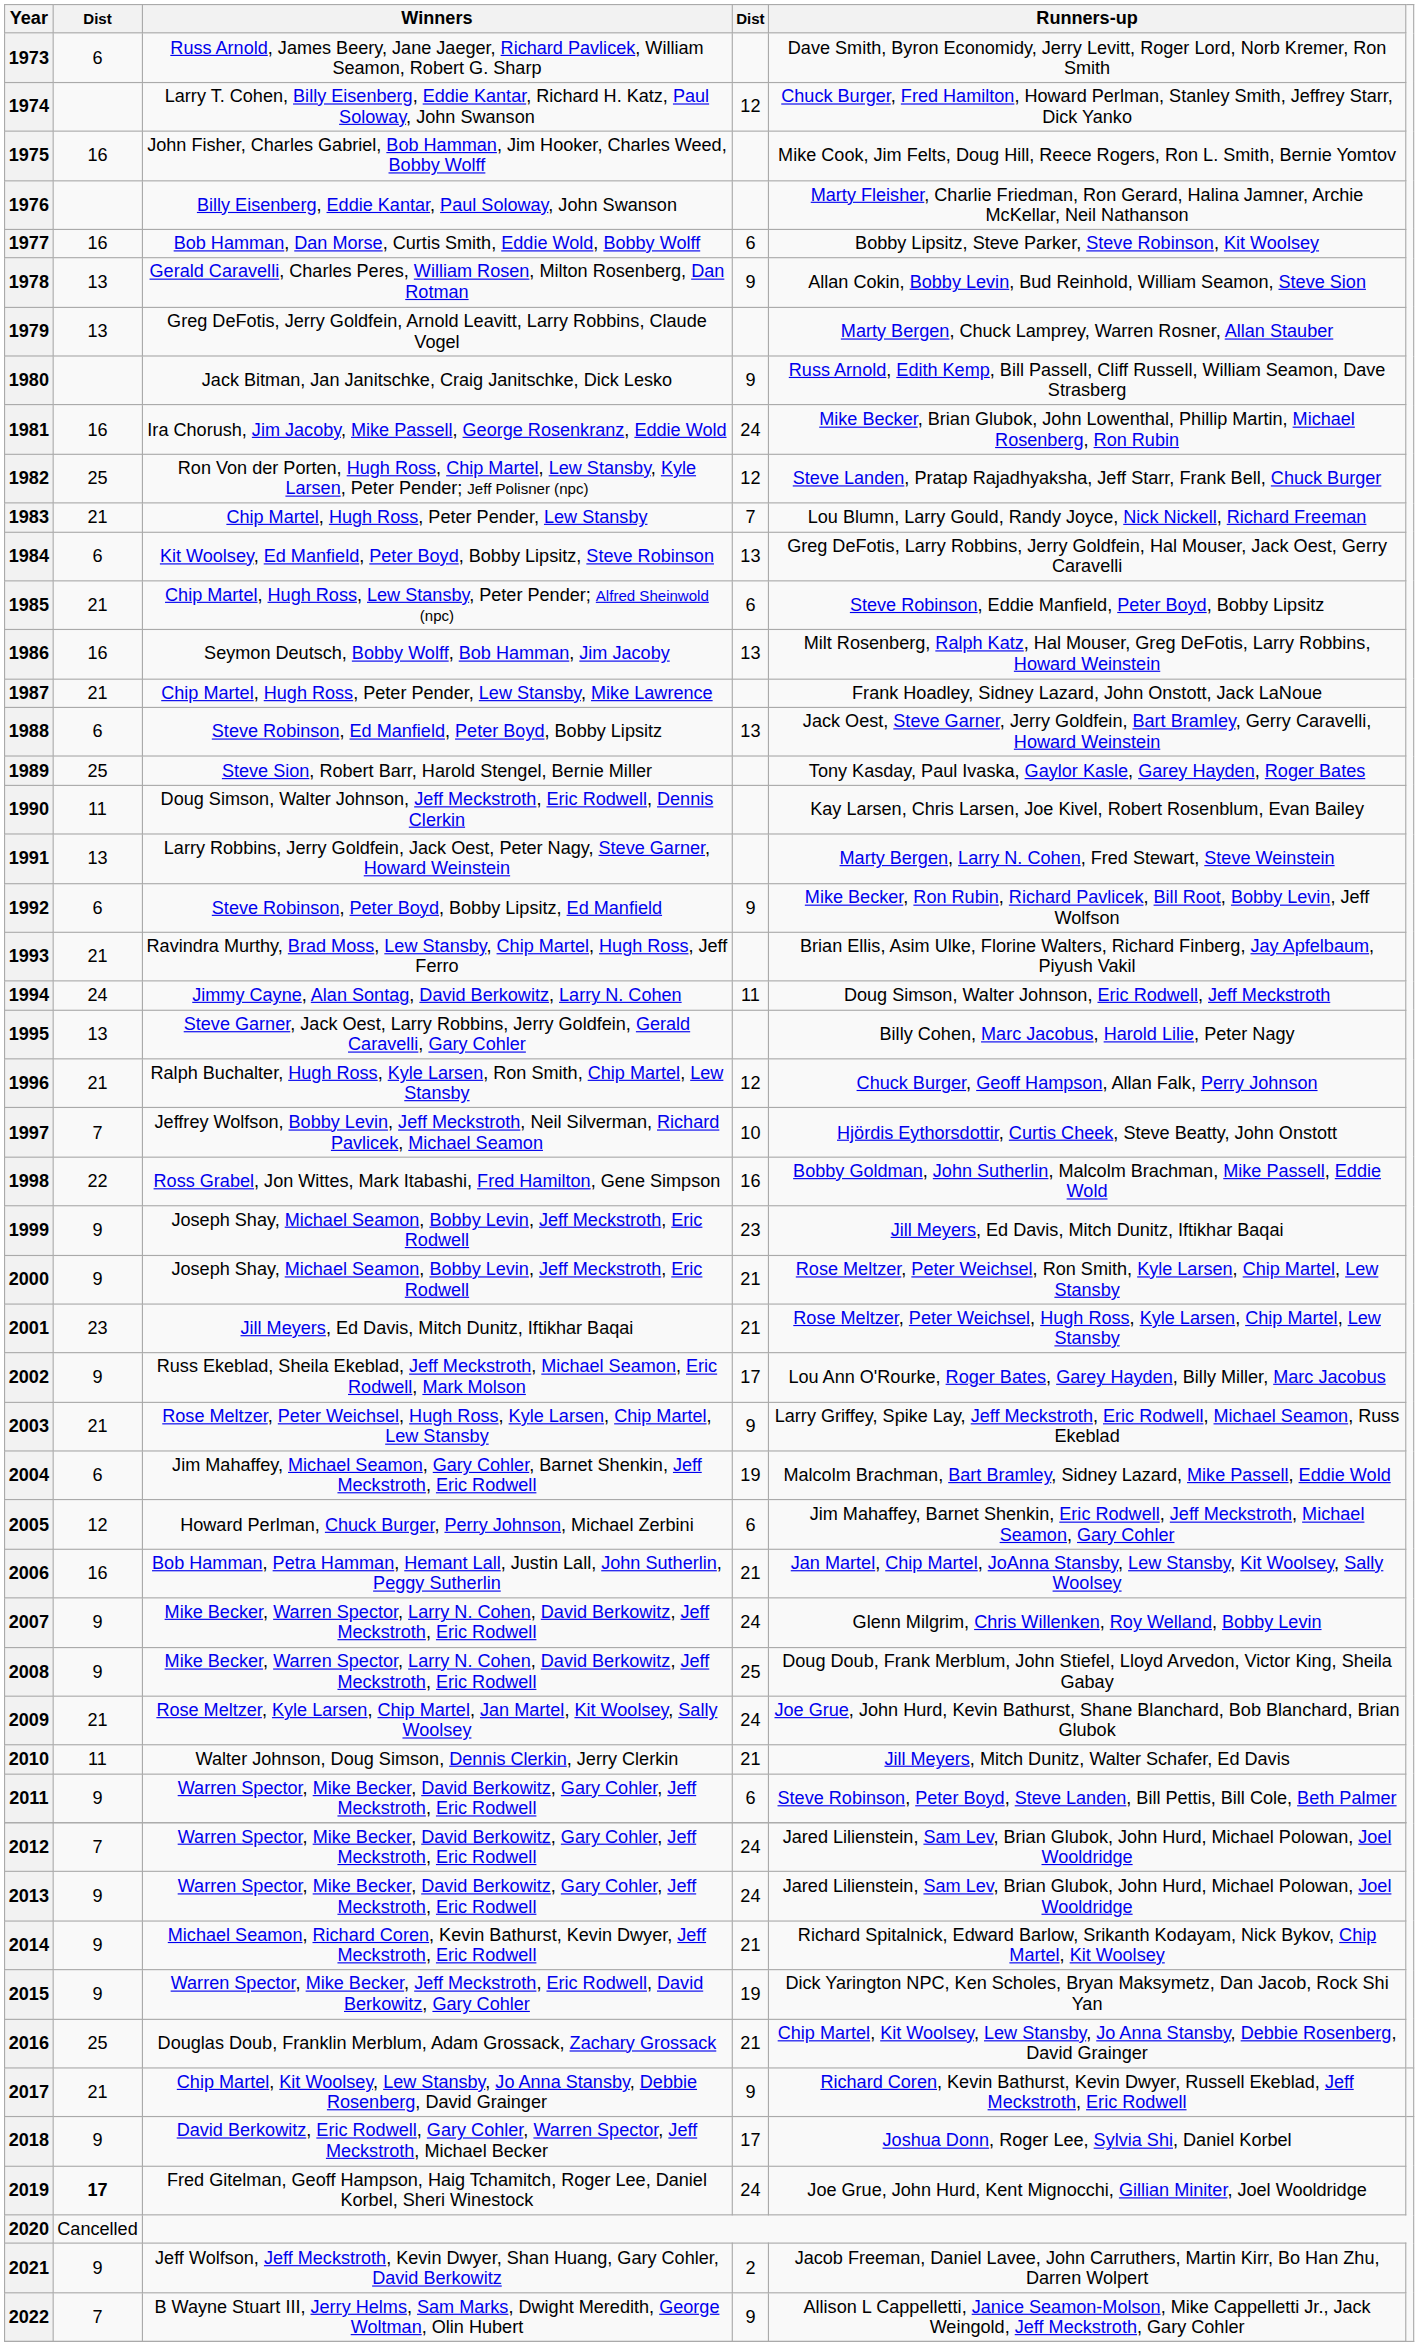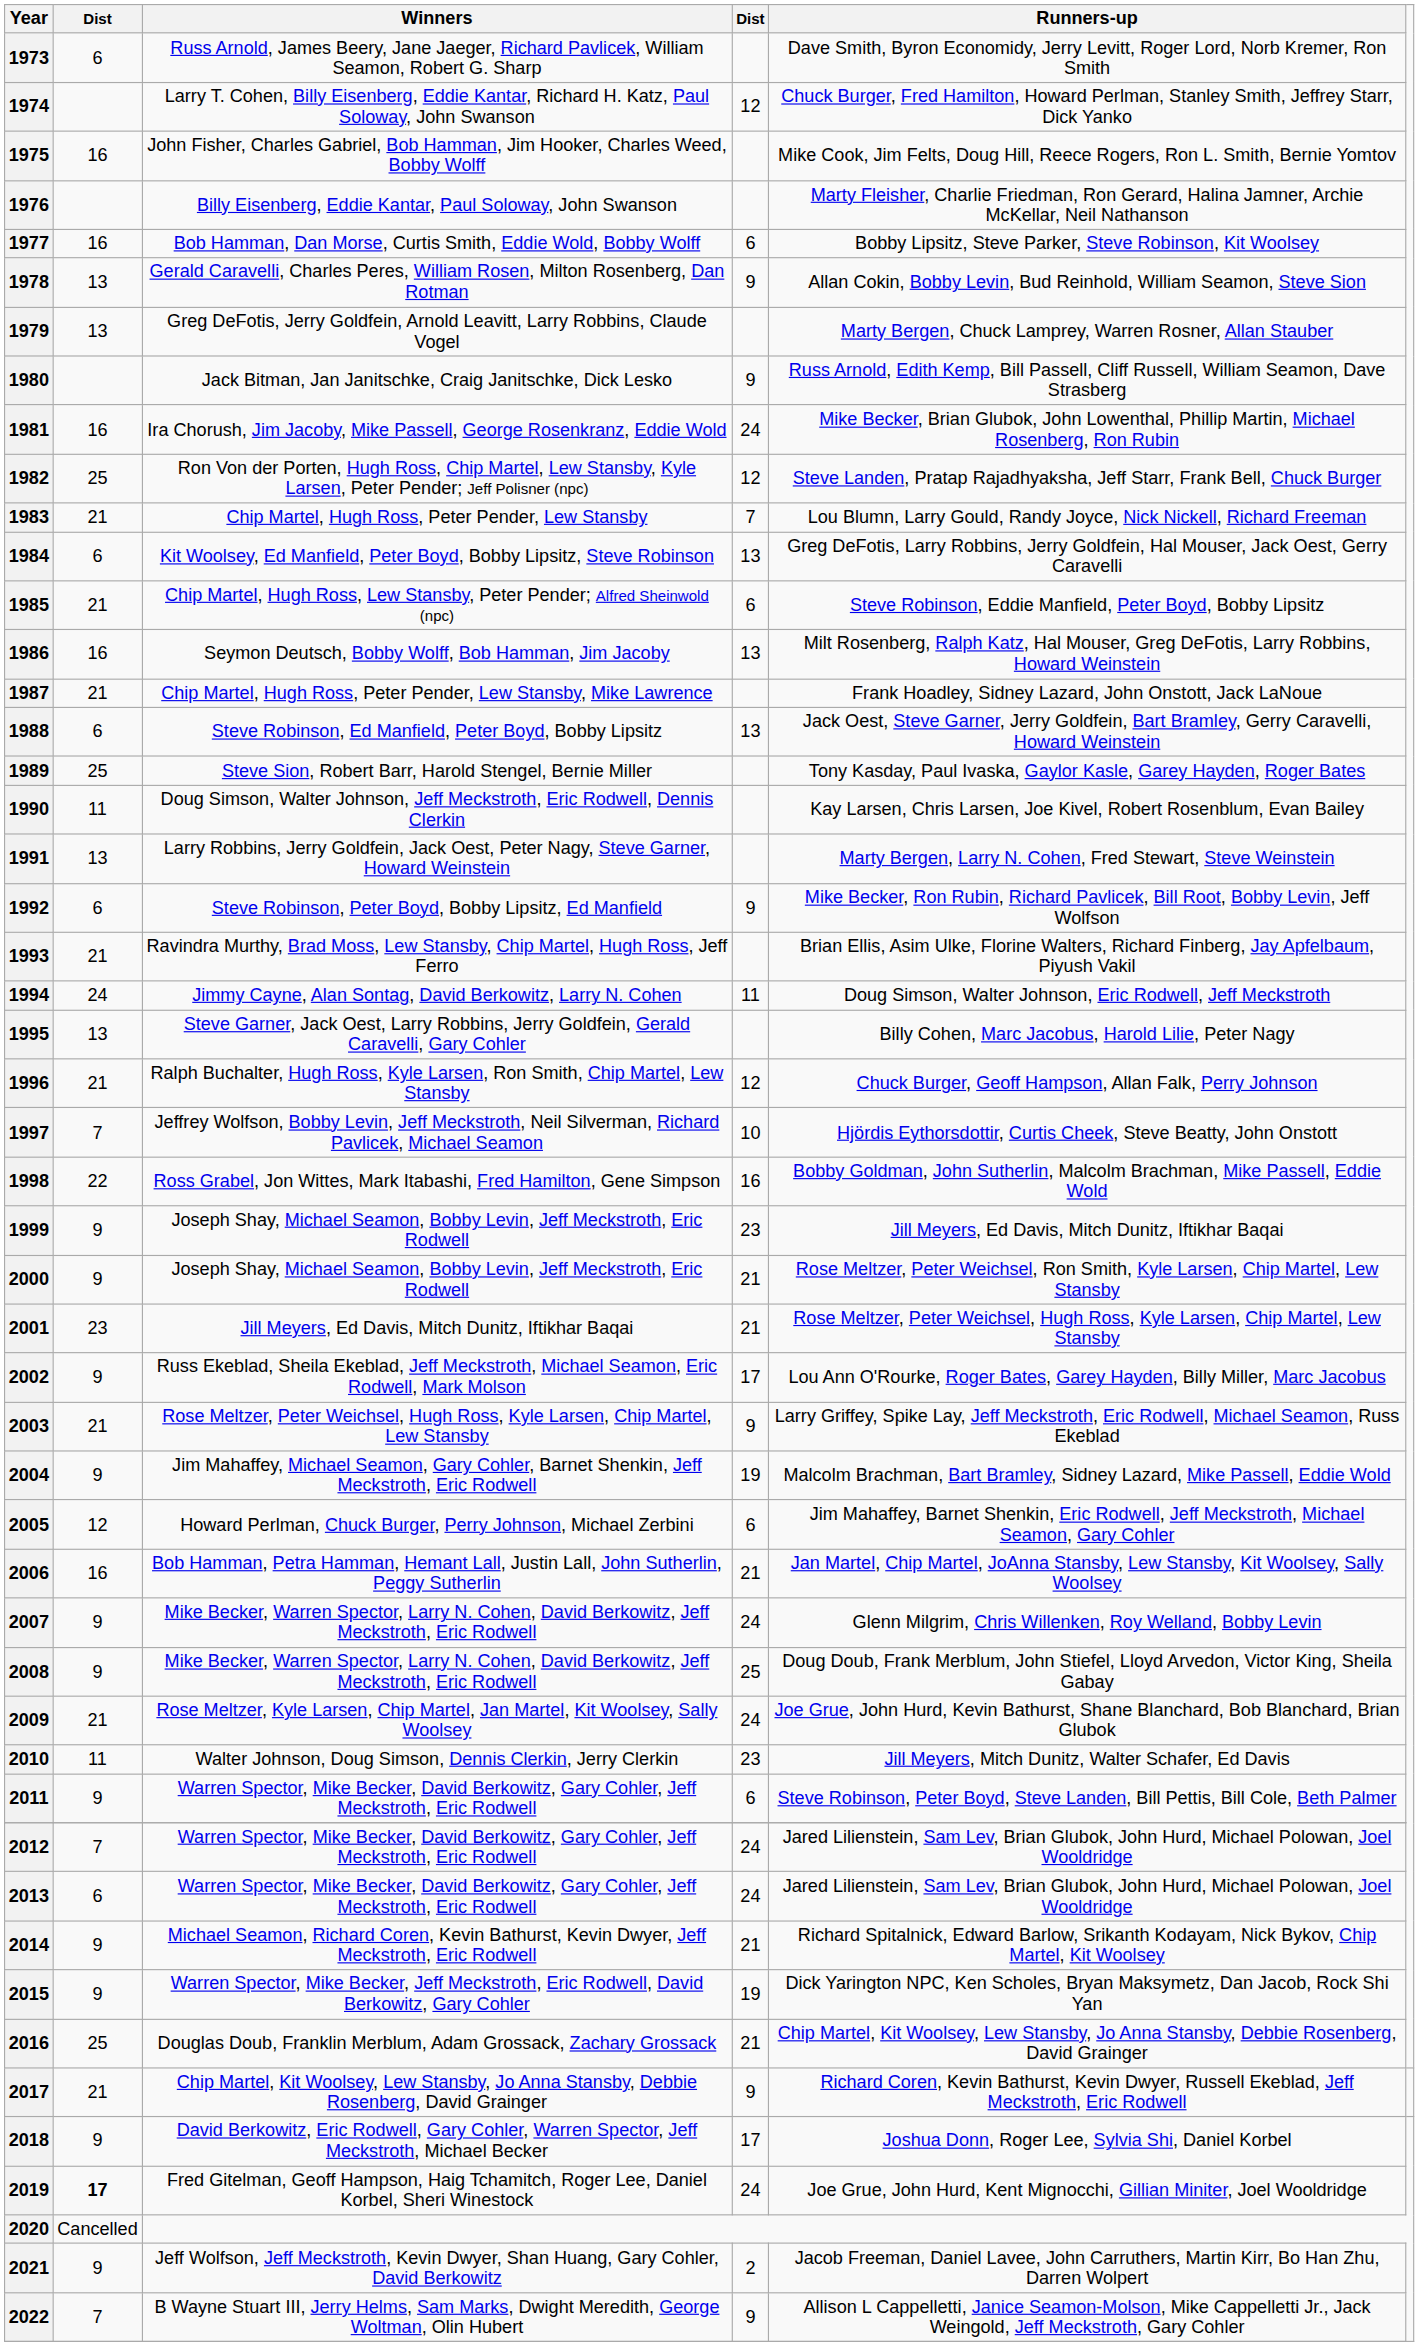(97, 1475) 6 -> (97, 1475) 9
(750, 1759) 21 -> (750, 1759) 23
(97, 1896) 9 -> (97, 1896) 6
